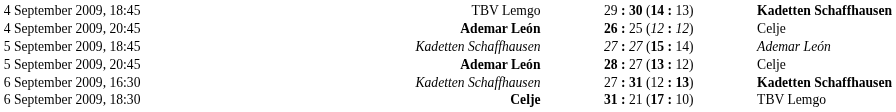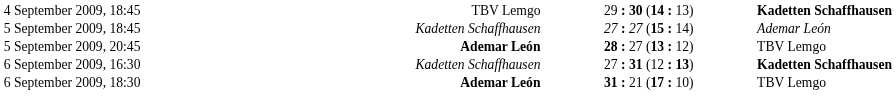- row: (72, 28)
(771, 64) Celje -> (792, 46) TBV Lemgo
(525, 100) Celje -> (500, 82) Ademar León
